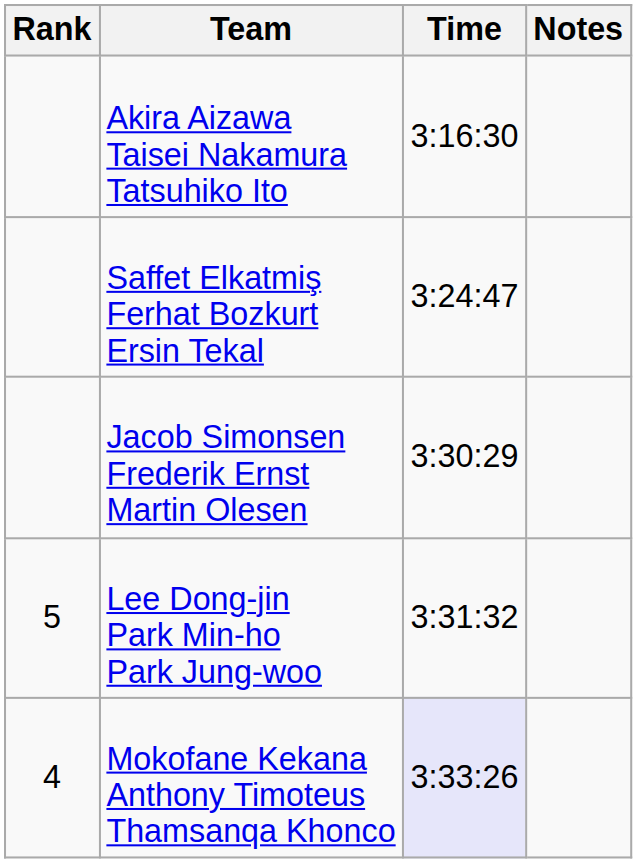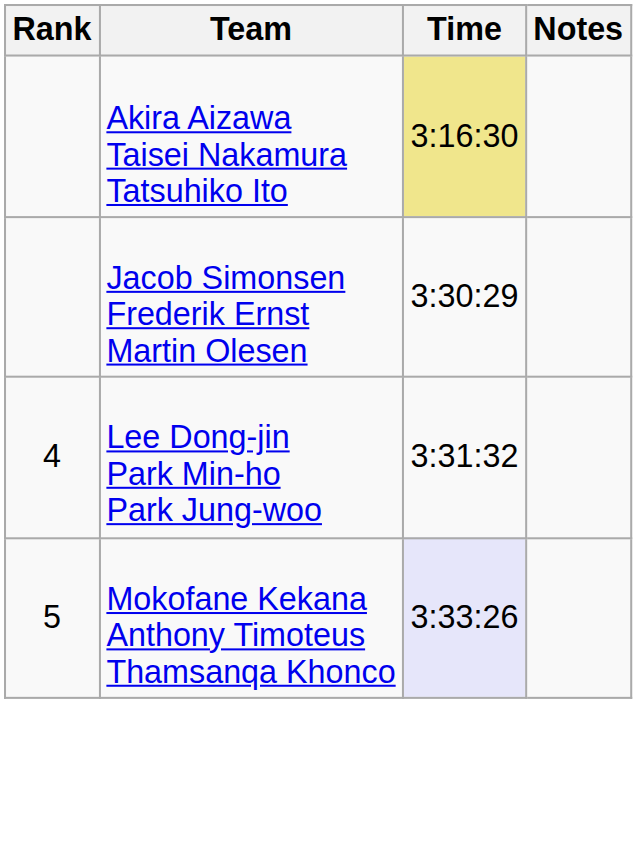(464, 135) no background -> (464, 135) khaki background
- row: (214, 314)
(52, 616) 5 -> (52, 456) 4
(52, 777) 4 -> (52, 616) 5
